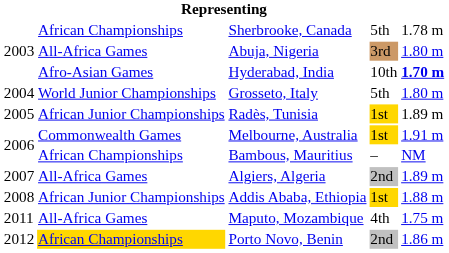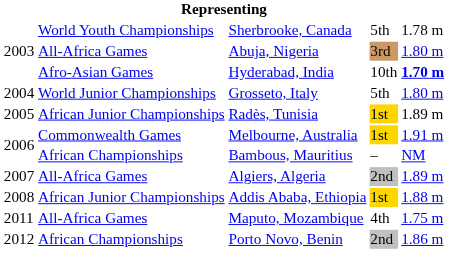(110, 30) African Championships -> (126, 30) World Youth Championships
(110, 239) gold background -> (110, 239) no background
